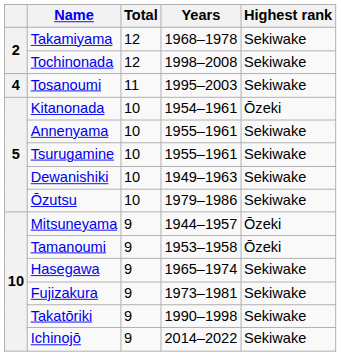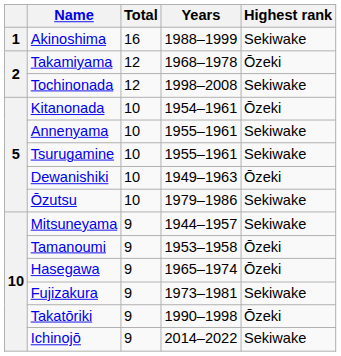+ row: (68, 39)
(275, 39) Sekiwake -> (263, 62) Ōzeki
- row: (66, 85)
(275, 177) Sekiwake -> (263, 177) Ōzeki
(263, 223) Ōzeki -> (275, 223) Sekiwake
(275, 270) Sekiwake -> (263, 270) Ōzeki
(275, 316) Sekiwake -> (263, 316) Ōzeki
